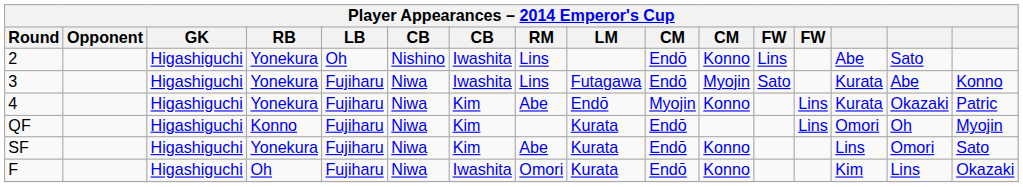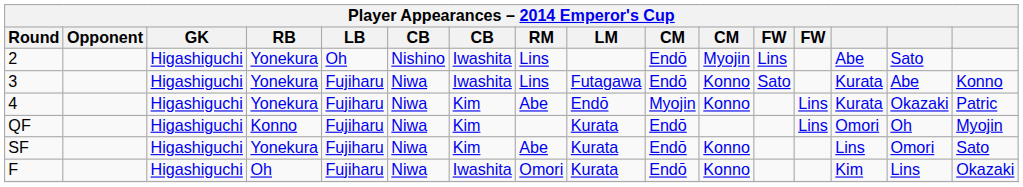(727, 60) Konno -> (727, 60) Myojin
(727, 82) Myojin -> (727, 82) Konno
